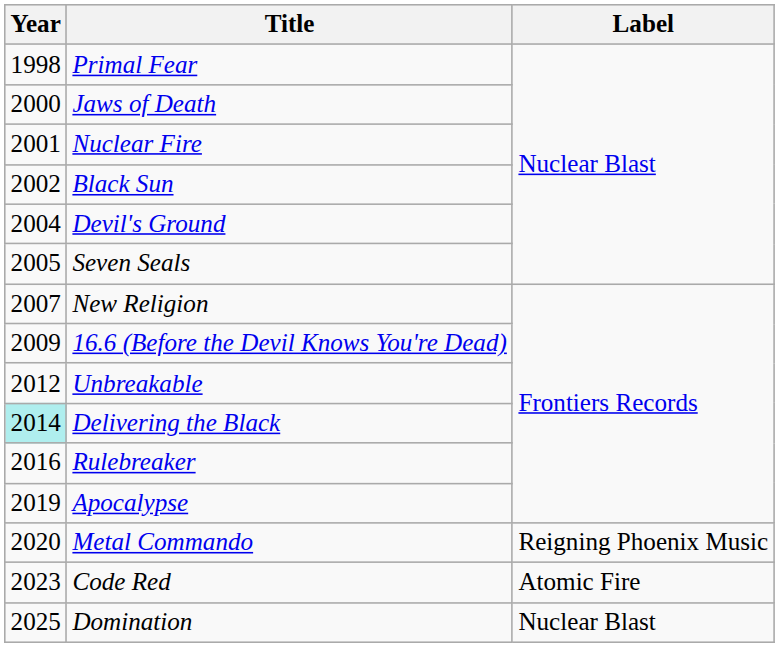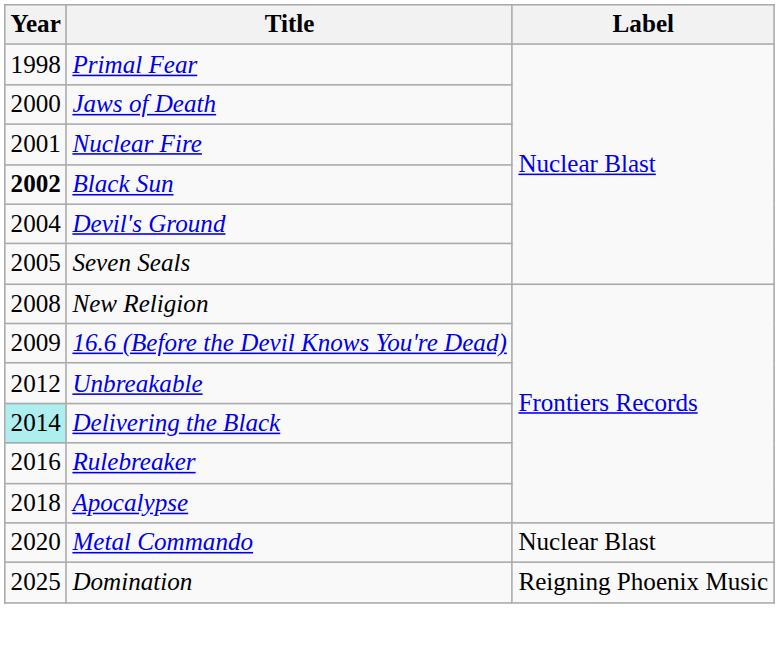(36, 183) normal -> (36, 183) bold
(36, 303) 2007 -> (36, 303) 2008
(36, 502) 2019 -> (36, 502) 2018
(643, 542) Reigning Phoenix Music -> (587, 542) Nuclear Blast
- row: (122, 582)
(587, 622) Nuclear Blast -> (643, 582) Reigning Phoenix Music
